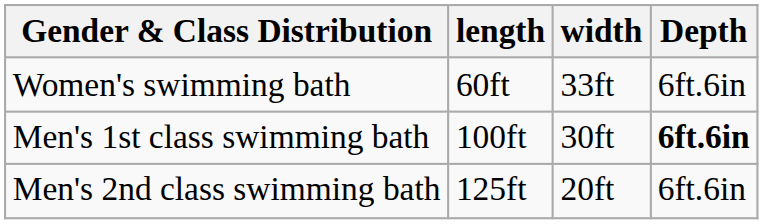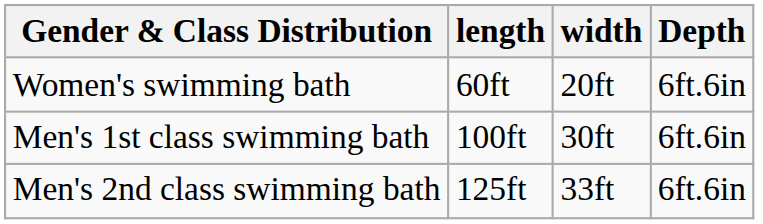(587, 84) 33ft -> (587, 84) 20ft
(704, 137) bold -> (702, 137) normal
(587, 190) 20ft -> (587, 190) 33ft
